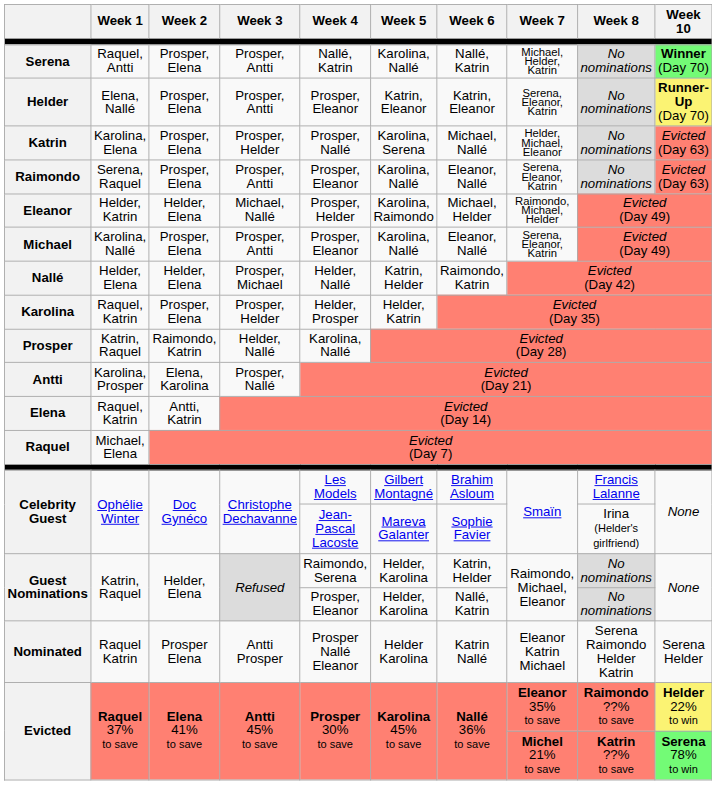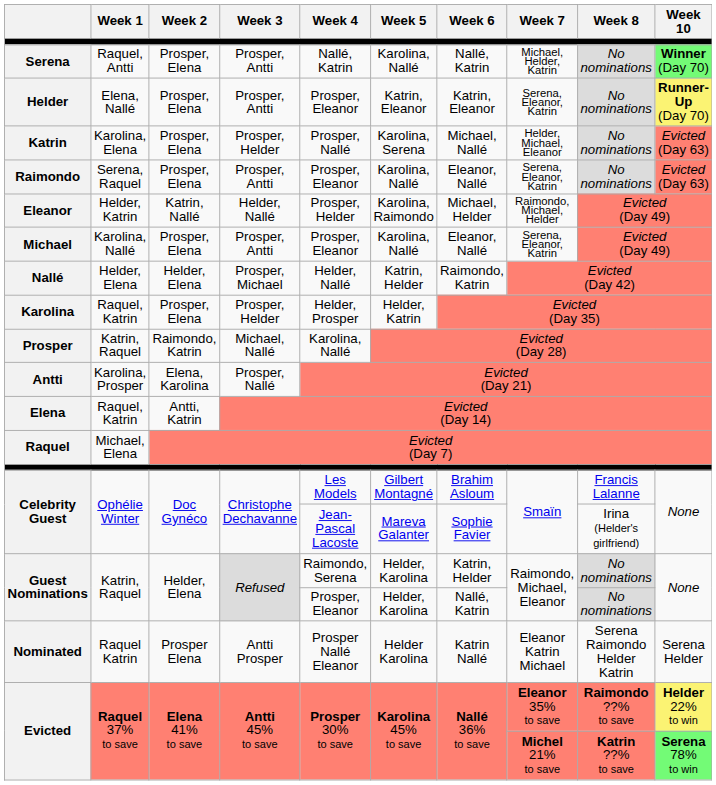(184, 210) Helder, Elena -> (184, 210) Katrin, Nallé
(260, 210) Michael, Nallé -> (260, 210) Helder, Nallé
(260, 346) Helder, Nallé -> (260, 346) Michael, Nallé
